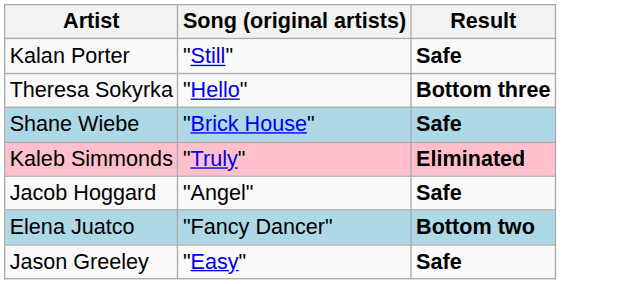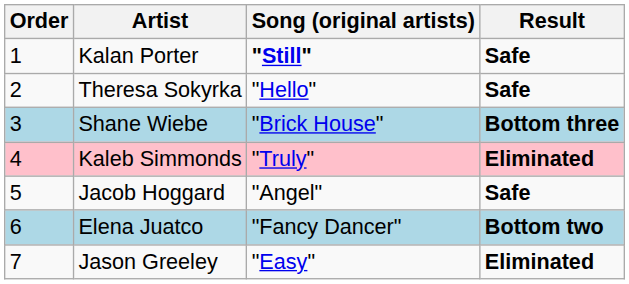+ column: (39, 21)
(208, 55) normal -> (282, 55) bold
(483, 90) Bottom three -> (508, 90) Safe
(439, 124) Safe -> (552, 124) Bottom three
(439, 261) Safe -> (539, 261) Eliminated
